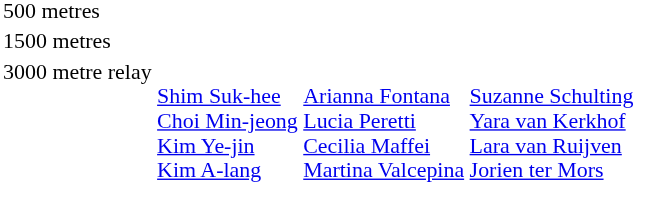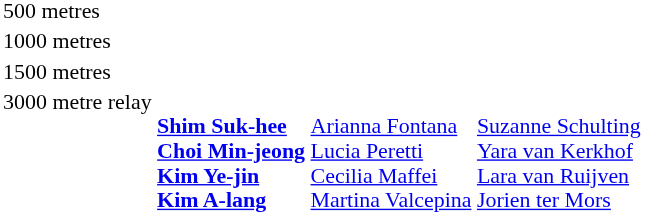+ row: (57, 41)
(227, 133) normal -> (231, 163) bold
